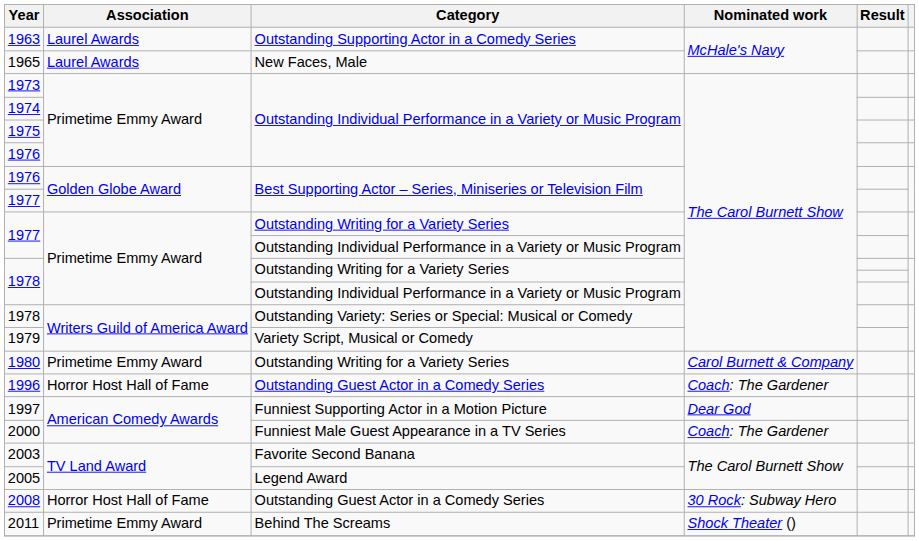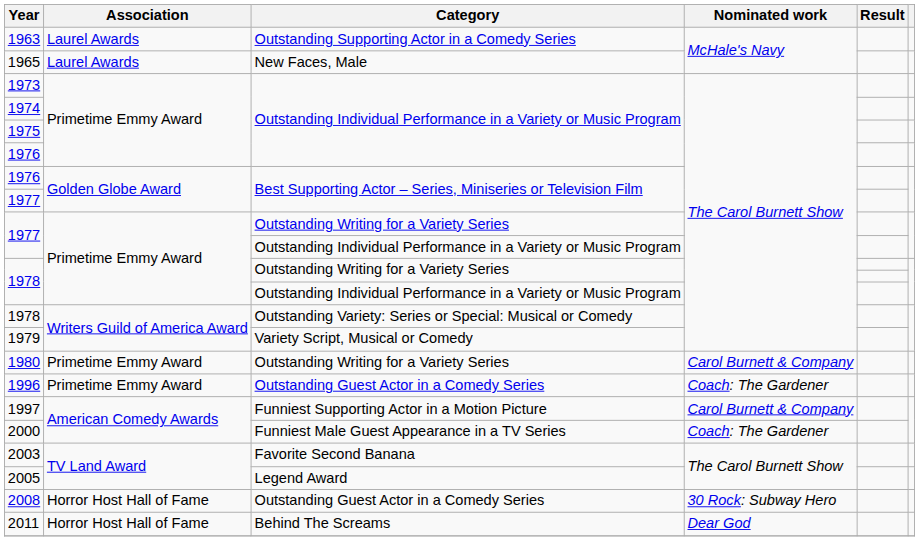(128, 385) Horror Host Hall of Fame -> (124, 385) Primetime Emmy Award
(719, 408) Dear God -> (770, 408) Carol Burnett & Company
(124, 524) Primetime Emmy Award -> (128, 524) Horror Host Hall of Fame
(742, 524) Shock Theater () -> (719, 524) Dear God
